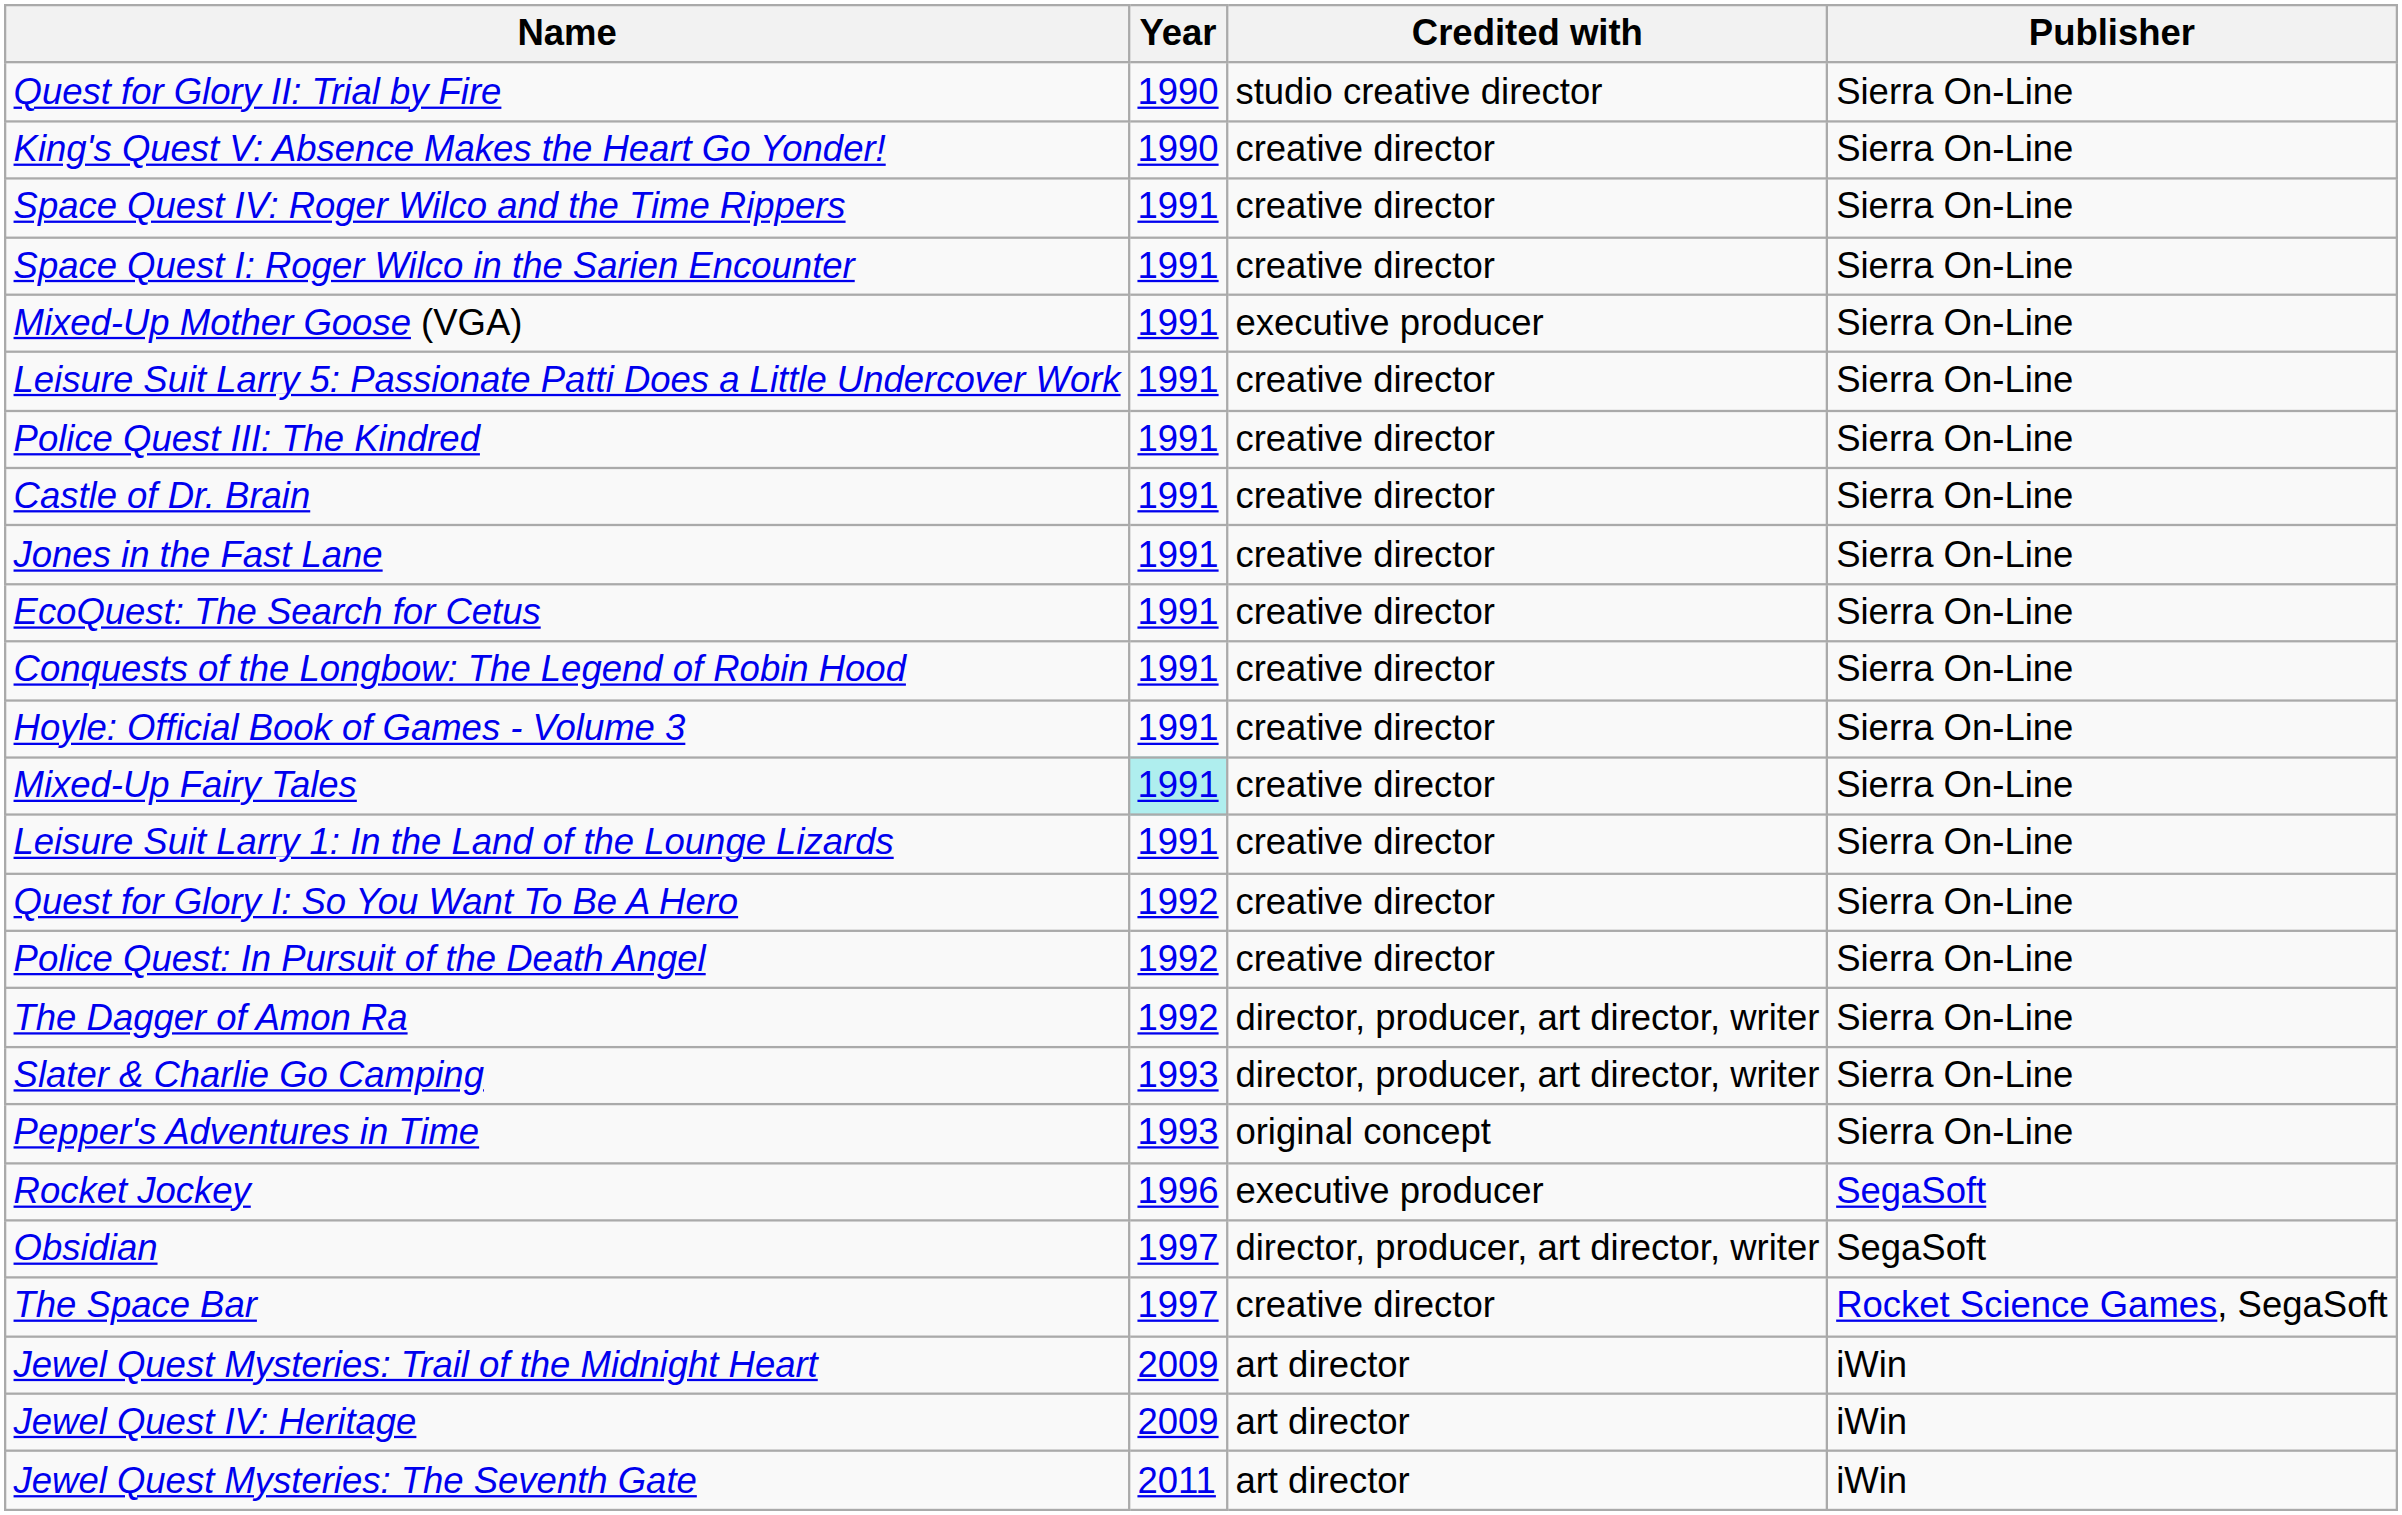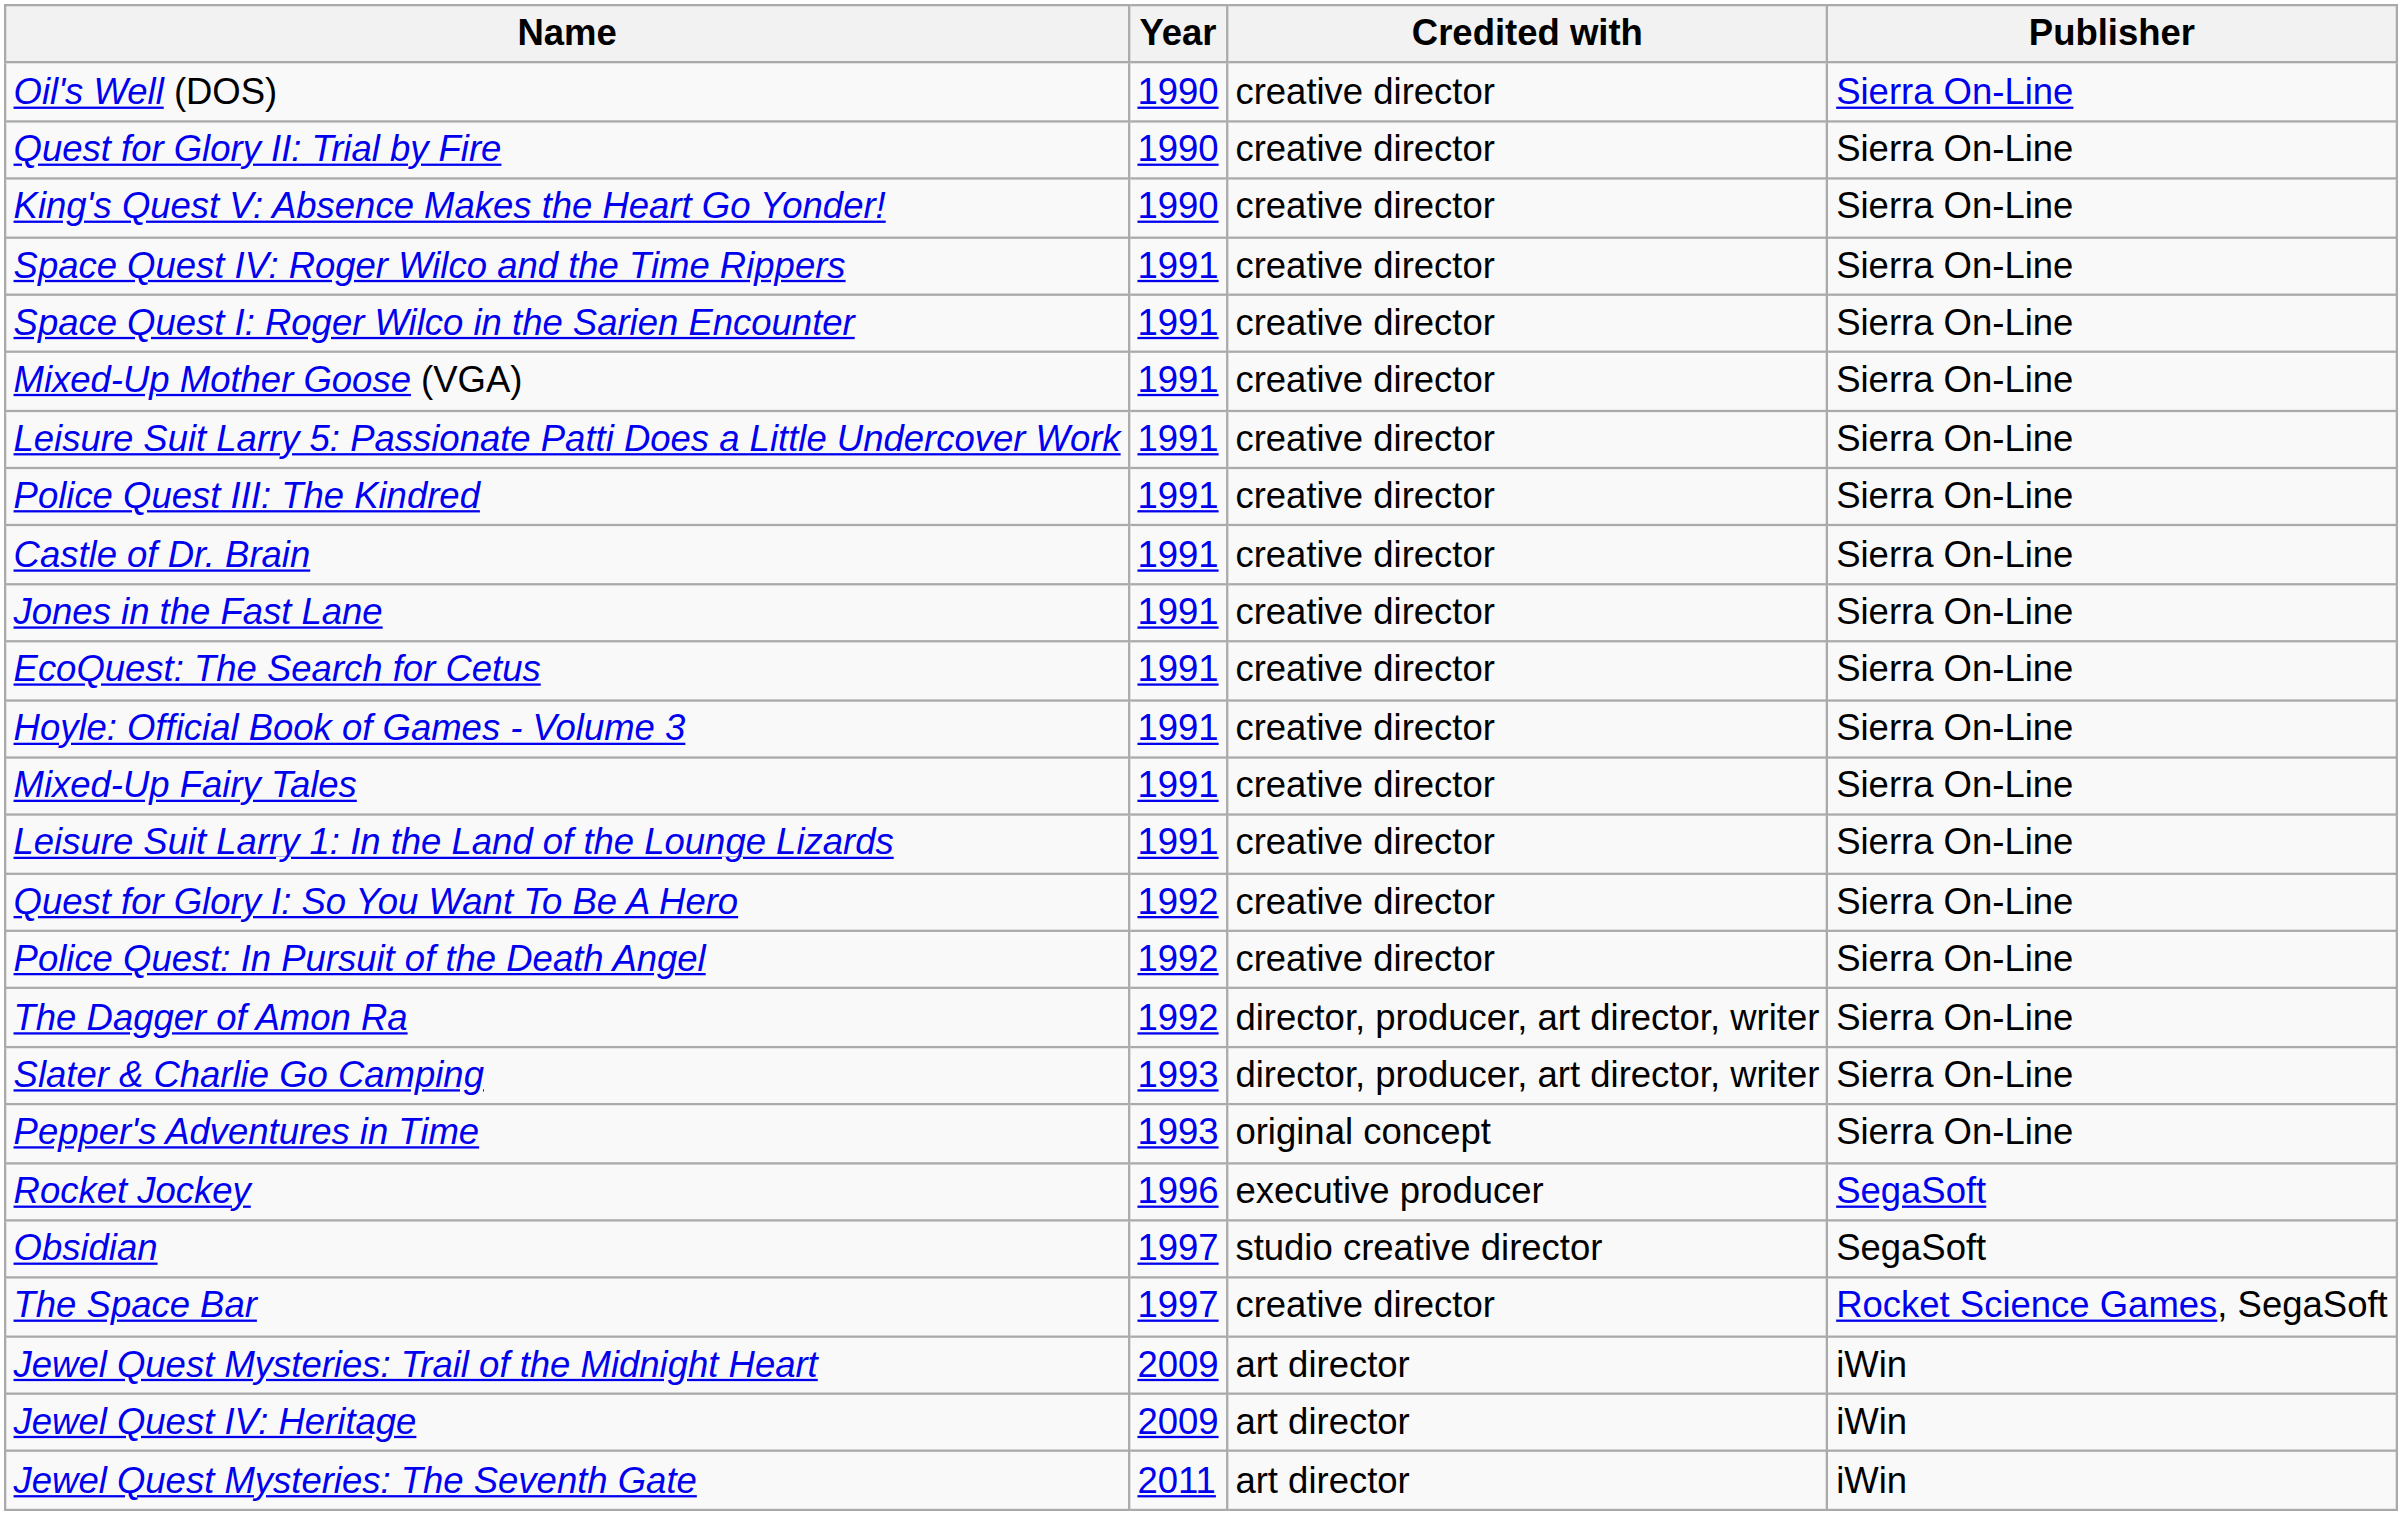+ row: (145, 91)
(1419, 91) studio creative director -> (1365, 149) creative director
(1390, 322) executive producer -> (1365, 380) creative director
- row: (460, 669)
(1178, 785) paleturquoise background -> (1178, 785) no background
(1527, 1248) director, producer, art director, writer -> (1419, 1248) studio creative director
